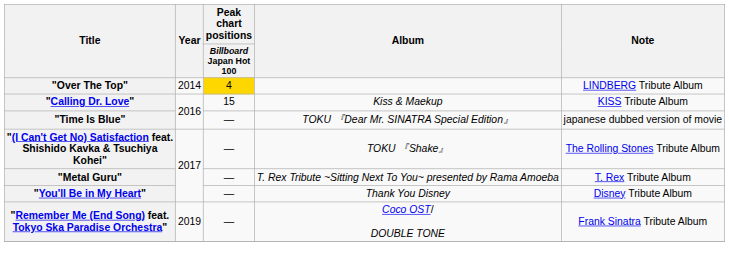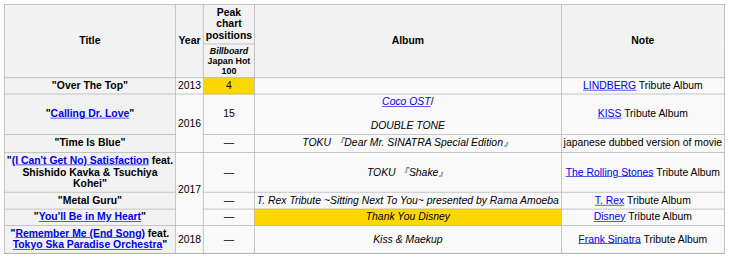(189, 86) 2014 -> (189, 86) 2013
(408, 102) Kiss & Maekup -> (408, 114) Coco OST/ DOUBLE TONE
(408, 193) no background -> (408, 217) gold background
(189, 222) 2019 -> (189, 239) 2018
(408, 222) Coco OST/ DOUBLE TONE -> (408, 239) Kiss & Maekup
